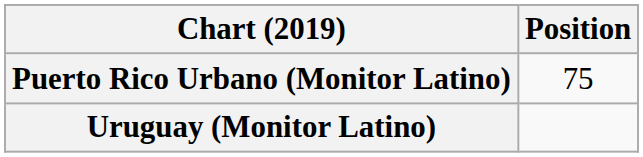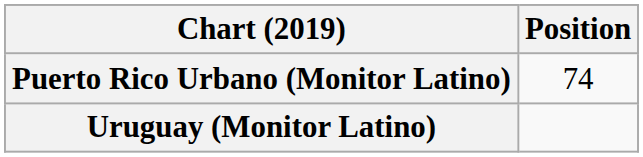(578, 77) 75 -> (578, 77) 74
